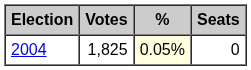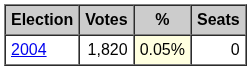(108, 50) 1,825 -> (108, 50) 1,820
